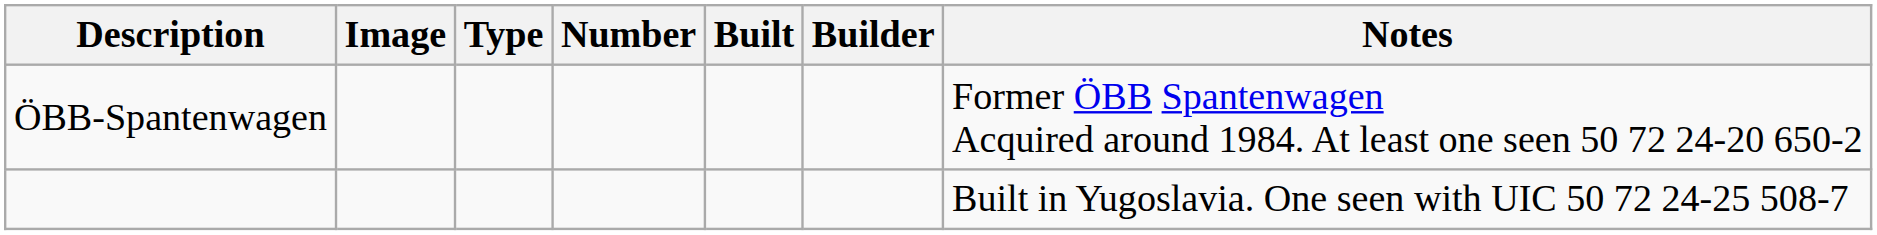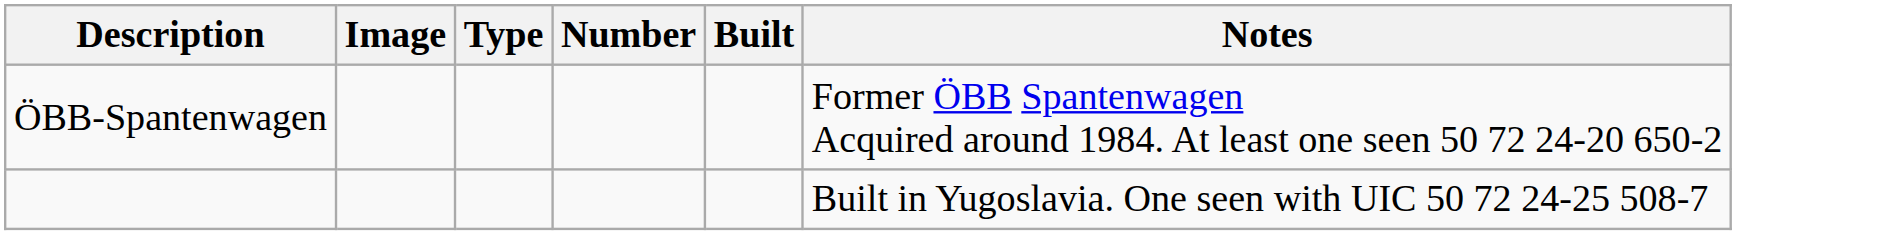- column: (873, 34)
